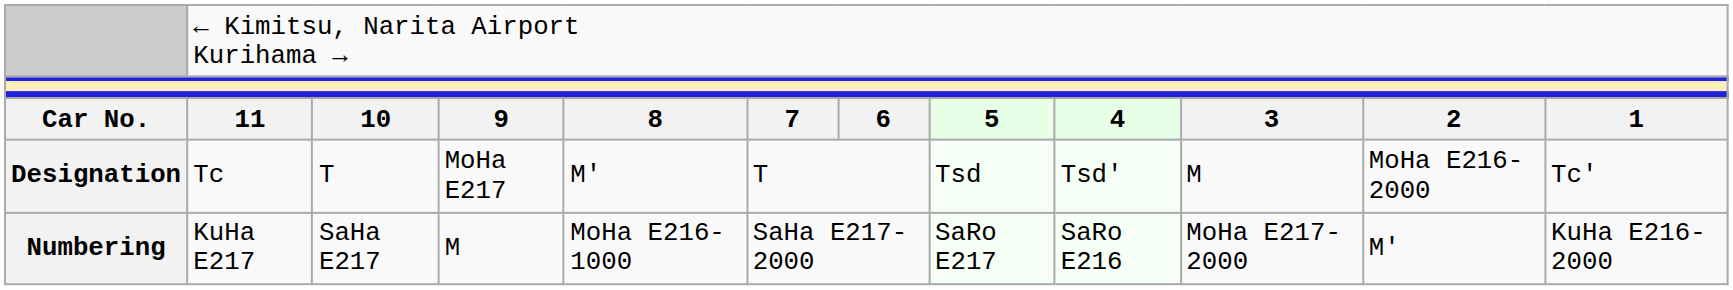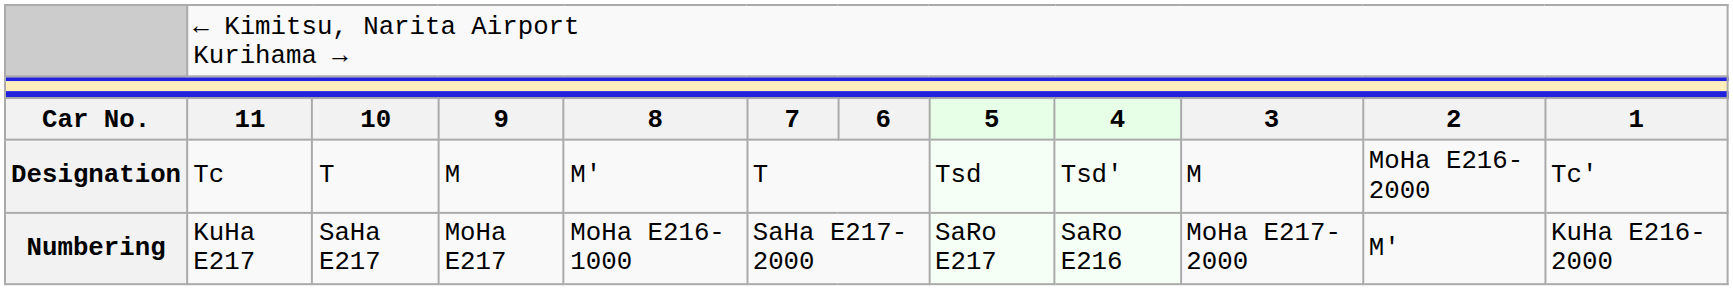(476, 176) MoHa E217 -> (452, 176) M
(452, 248) M -> (476, 248) MoHa E217
